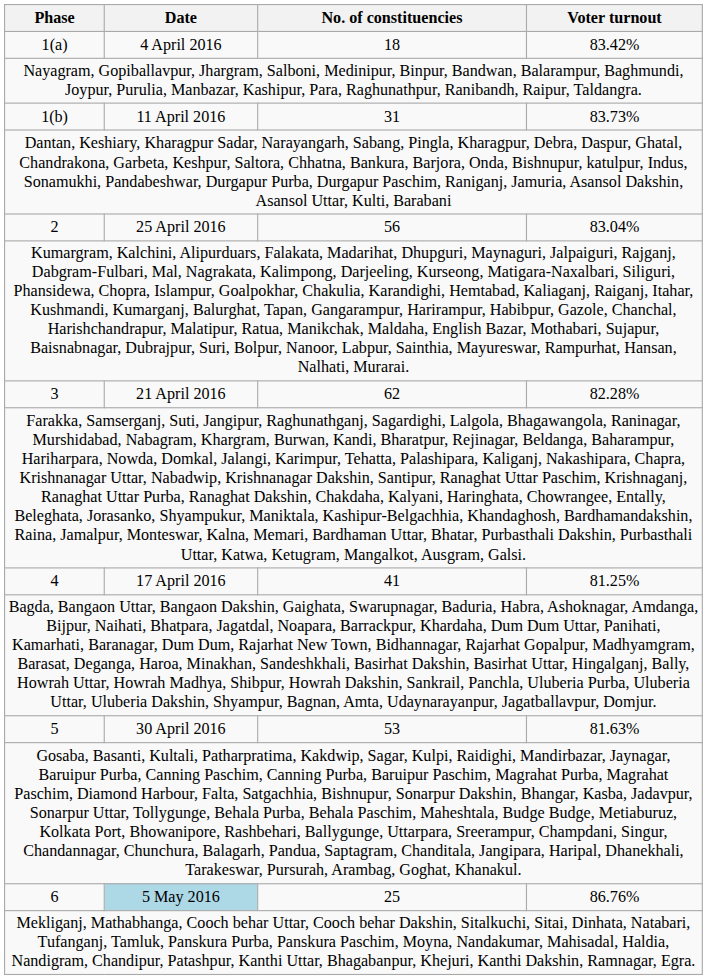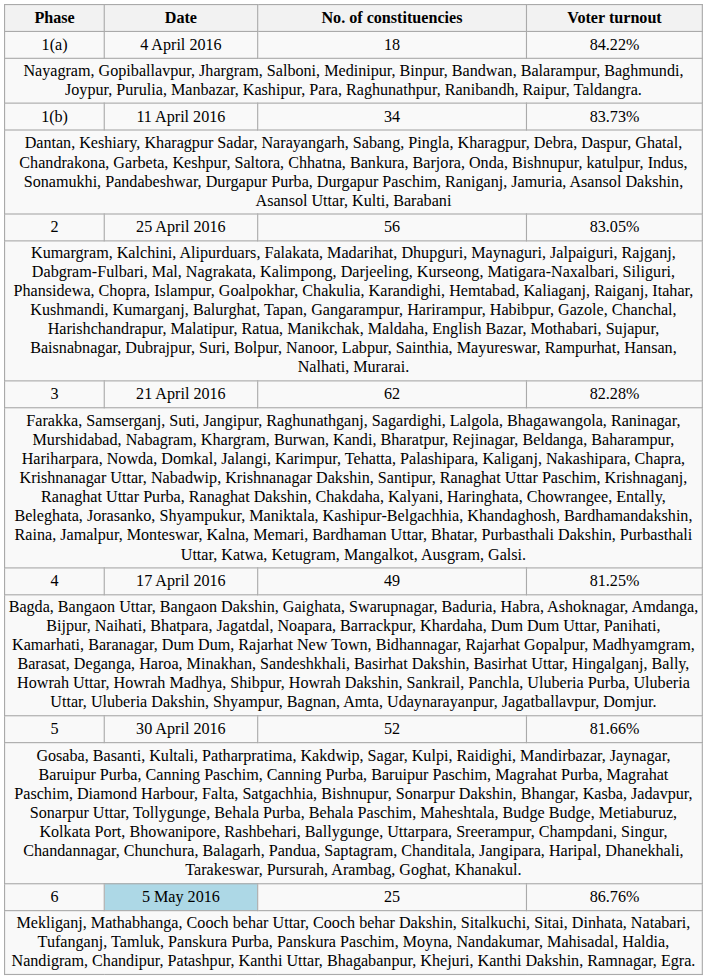(615, 44) 83.42% -> (615, 44) 84.22%
(392, 117) 31 -> (392, 117) 34
(615, 227) 83.04% -> (615, 227) 83.05%
(392, 581) 41 -> (392, 581) 49
(392, 729) 53 -> (392, 729) 52
(615, 729) 81.63% -> (615, 729) 81.66%
